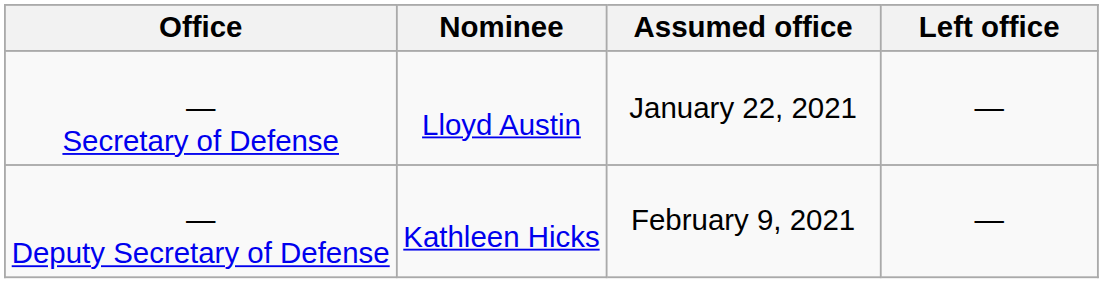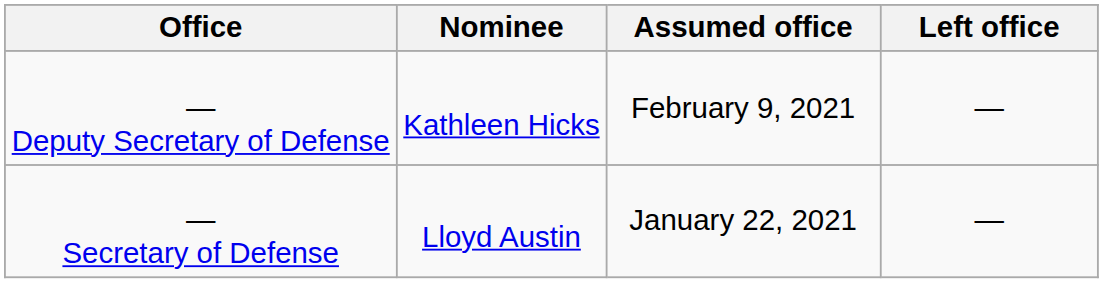rows swapped: (201, 124) <-> (201, 237)
